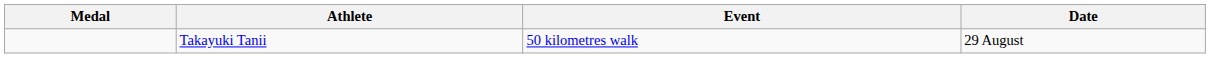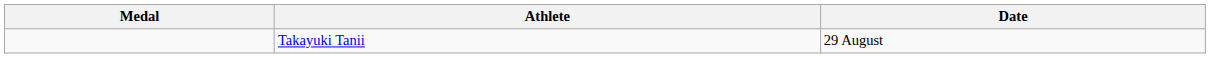- column: (742, 16)
